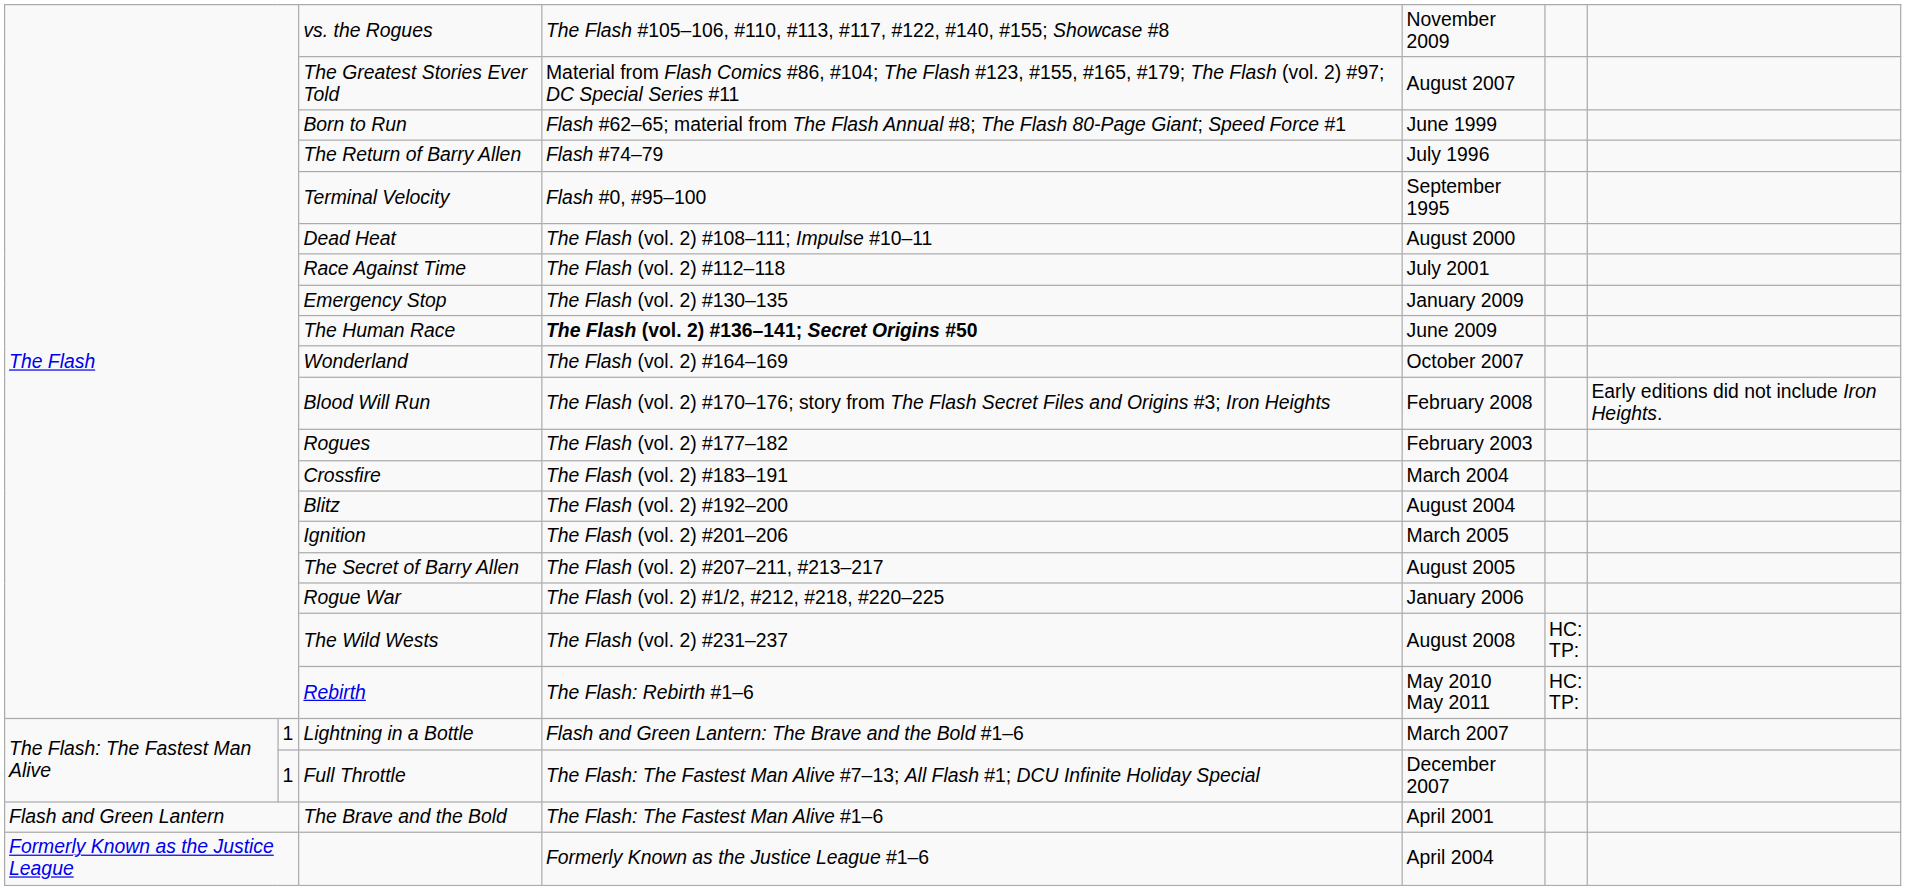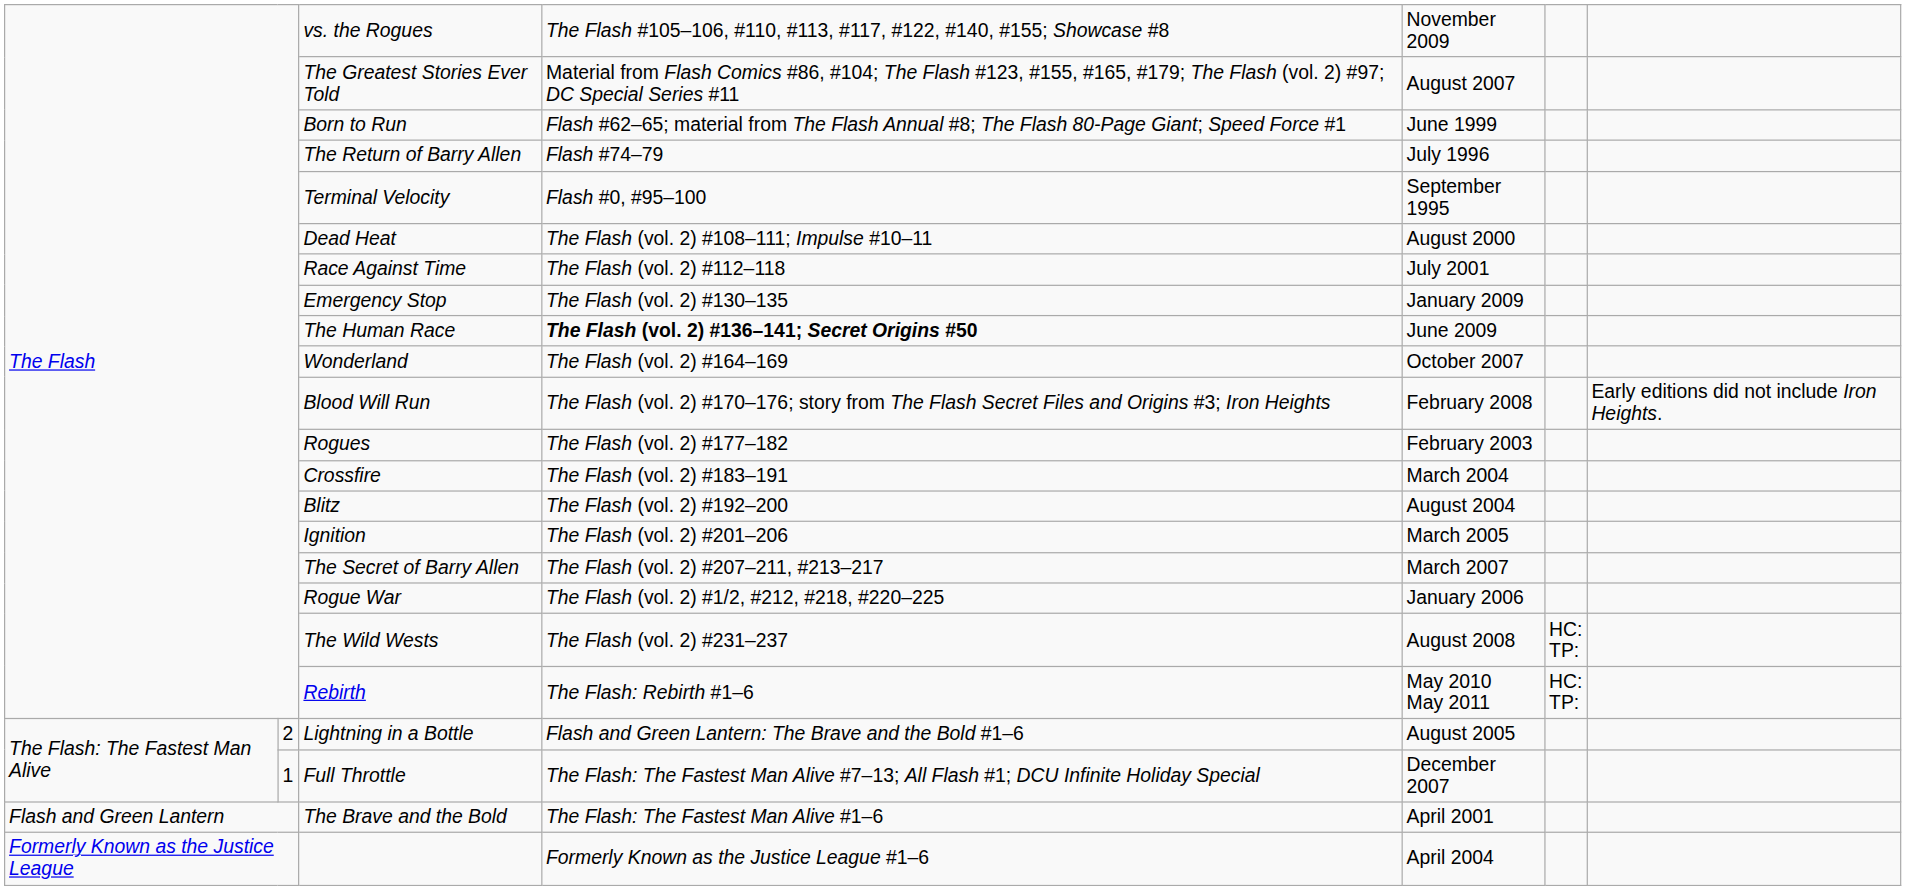(1461, 567) August 2005 -> (1458, 567) March 2007
(288, 733) 1 -> (288, 733) 2
(1458, 733) March 2007 -> (1461, 733) August 2005
